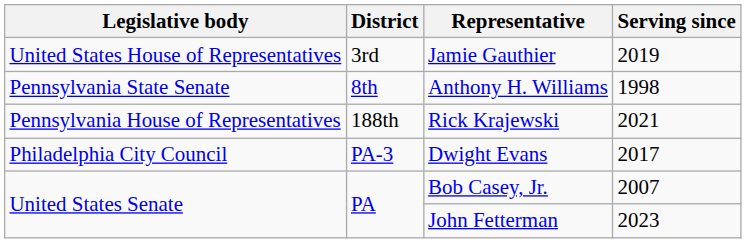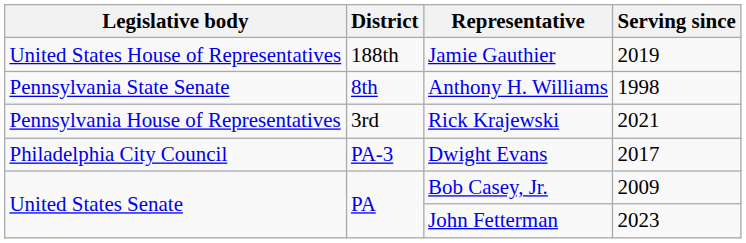(365, 54) 3rd -> (375, 54) 188th
(375, 120) 188th -> (365, 120) 3rd
(639, 187) 2007 -> (639, 187) 2009
